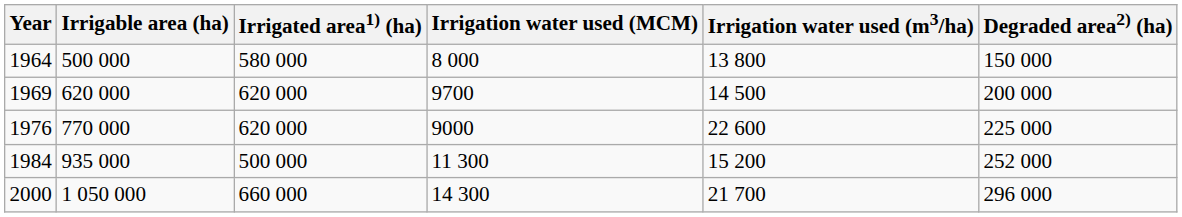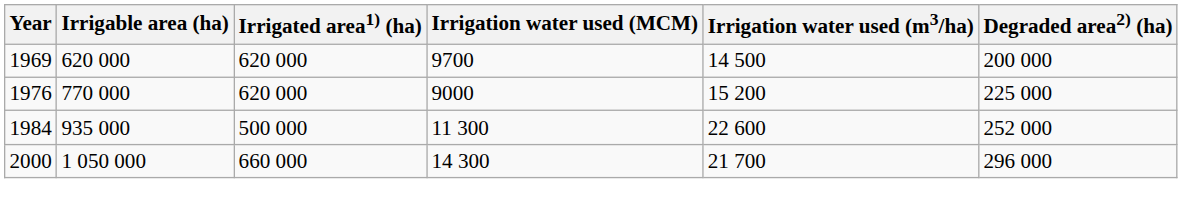- row: (31, 60)
(737, 127) 22 600 -> (737, 93) 15 200
(737, 160) 15 200 -> (737, 127) 22 600
